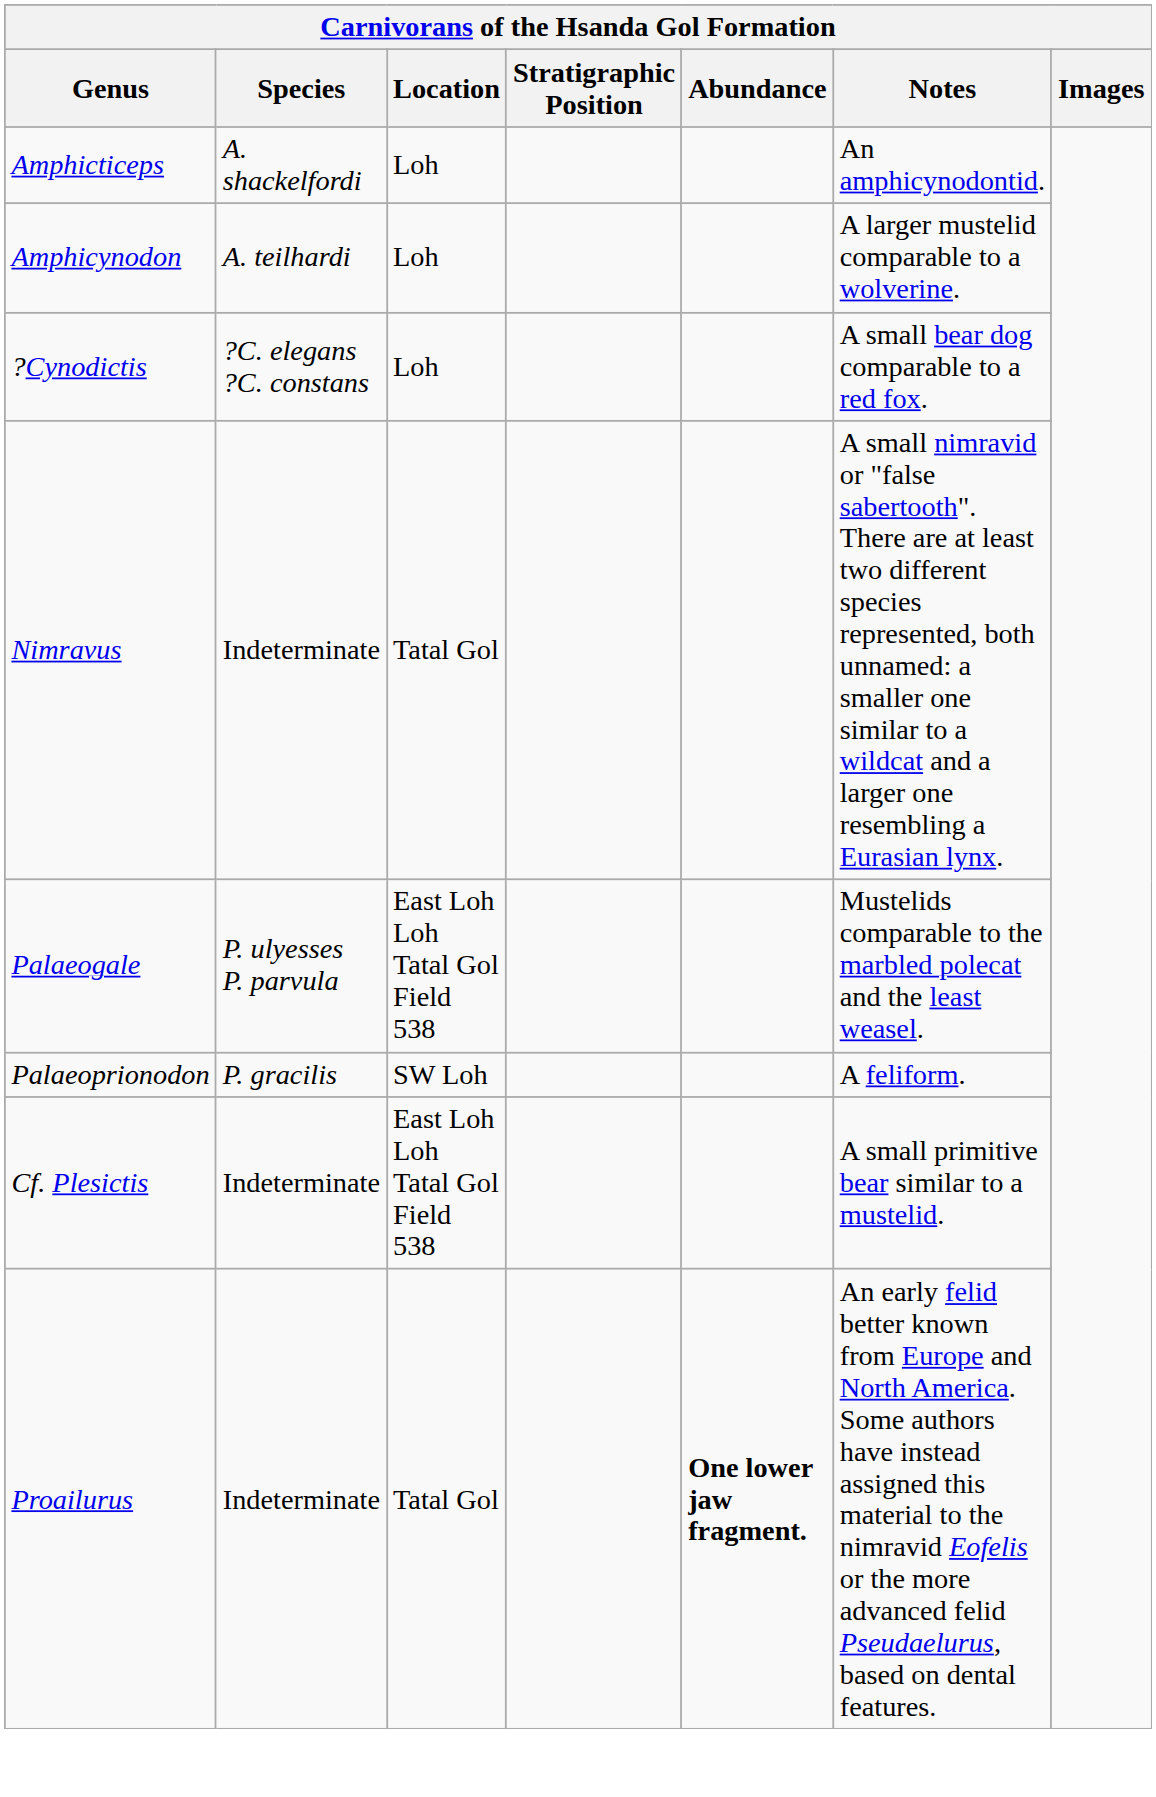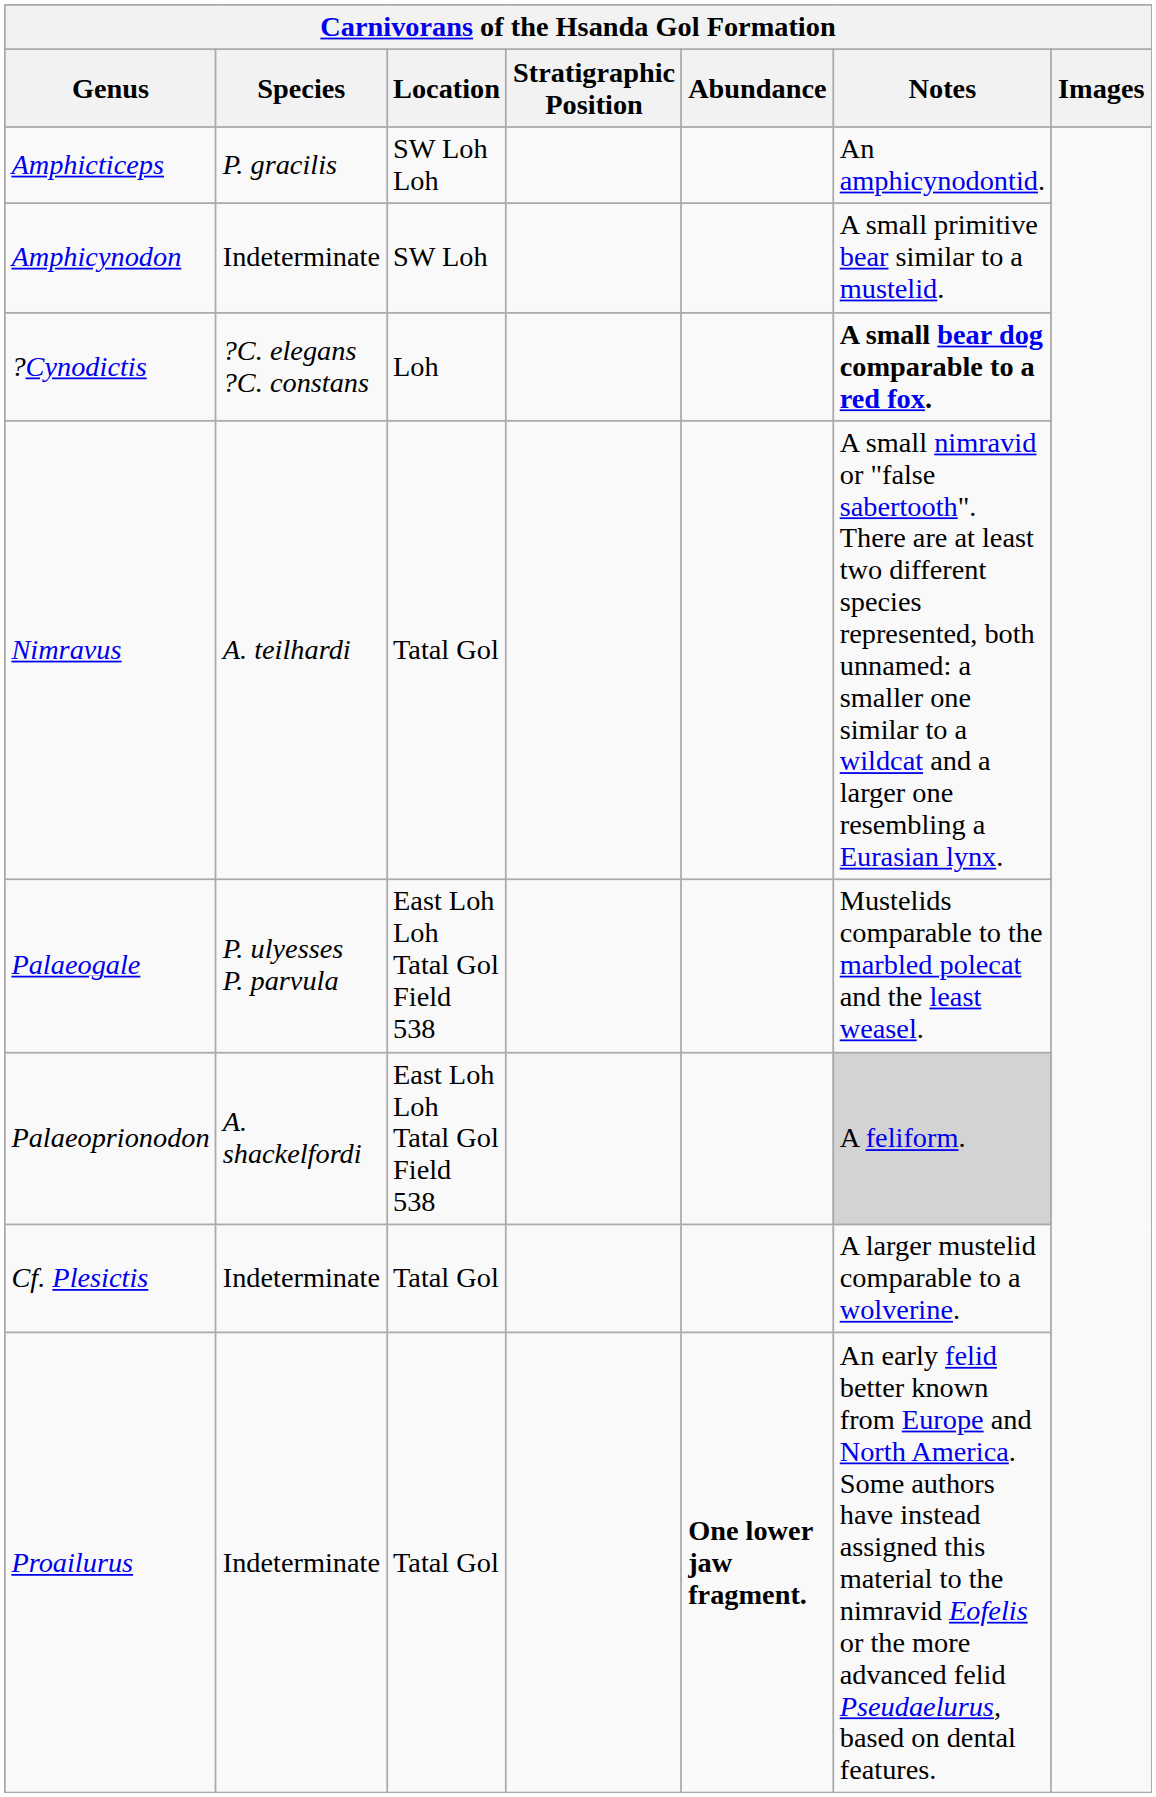(292, 164) A. shackelfordi -> (280, 164) P. gracilis
(416, 164) Loh -> (440, 164) SW Loh Loh
(287, 257) A. teilhardi -> (301, 257) Indeterminate
(416, 257) Loh -> (440, 257) SW Loh
(938, 257) A larger mustelid comparable to a wolverine. -> (939, 257) A small primitive bear similar to a mustelid.
(936, 365) normal -> (941, 365) bold
(301, 649) Indeterminate -> (287, 649) A. teilhardi
(280, 1074) P. gracilis -> (292, 1137) A. shackelfordi
(440, 1074) SW Loh -> (446, 1137) East Loh Loh Tatal Gol Field 538
(903, 1074) no background -> (903, 1137) lightgrey background
(446, 1182) East Loh Loh Tatal Gol Field 538 -> (446, 1278) Tatal Gol
(939, 1182) A small primitive bear similar to a mustelid. -> (938, 1278) A larger mustelid comparable to a wolverine.
